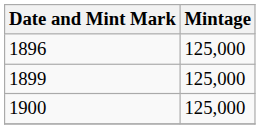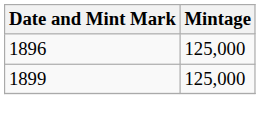- row: (28, 108)
